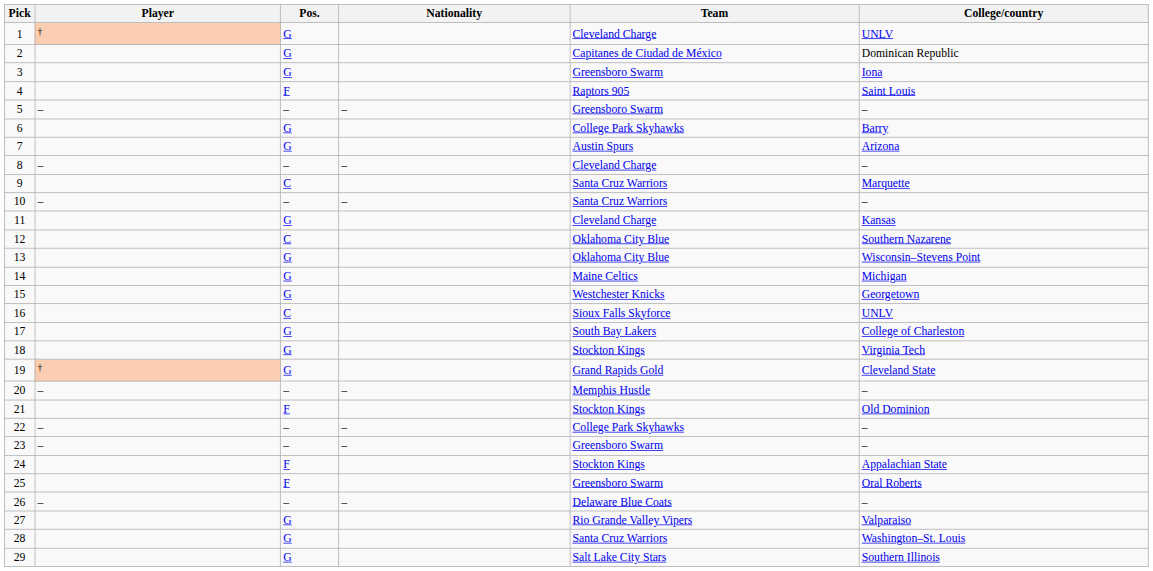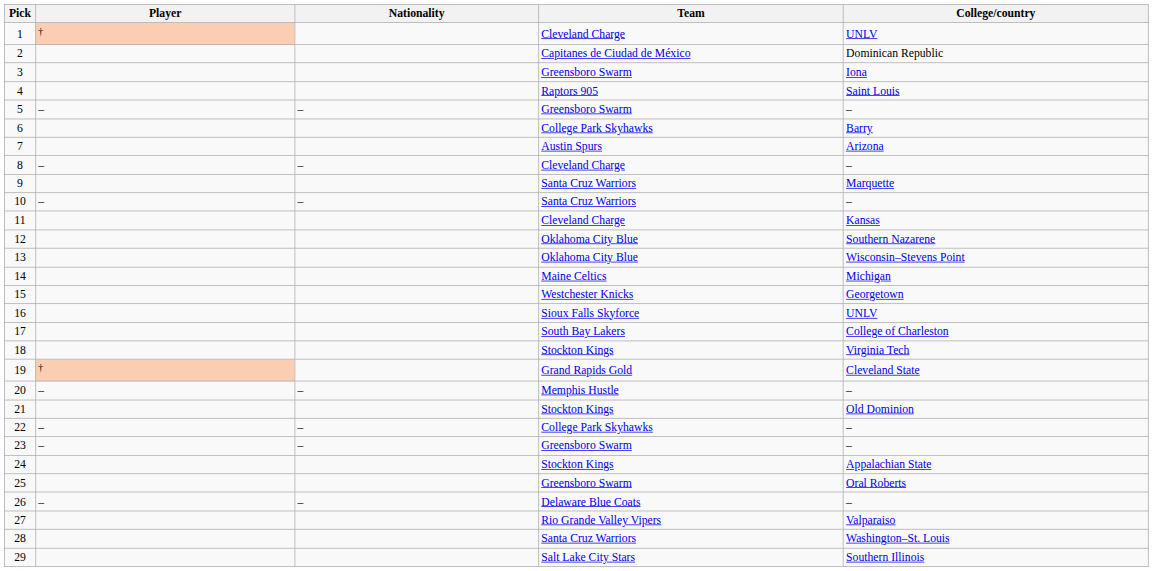- column: (310, 13)
